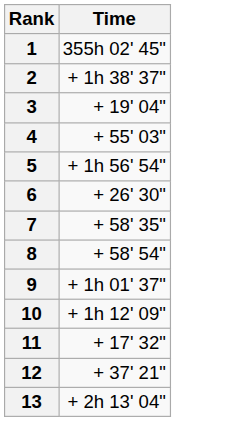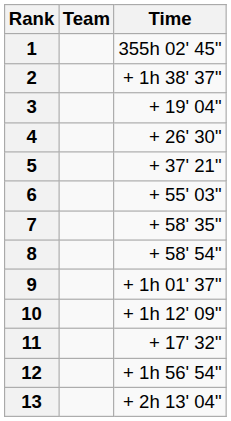+ column: (86, 19)
(130, 136) + 55' 03" -> (185, 136) + 26' 30"
(117, 166) + 1h 56' 54" -> (185, 166) + 37' 21"
(130, 195) + 26' 30" -> (185, 195) + 55' 03"
(130, 372) + 37' 21" -> (172, 372) + 1h 56' 54"
